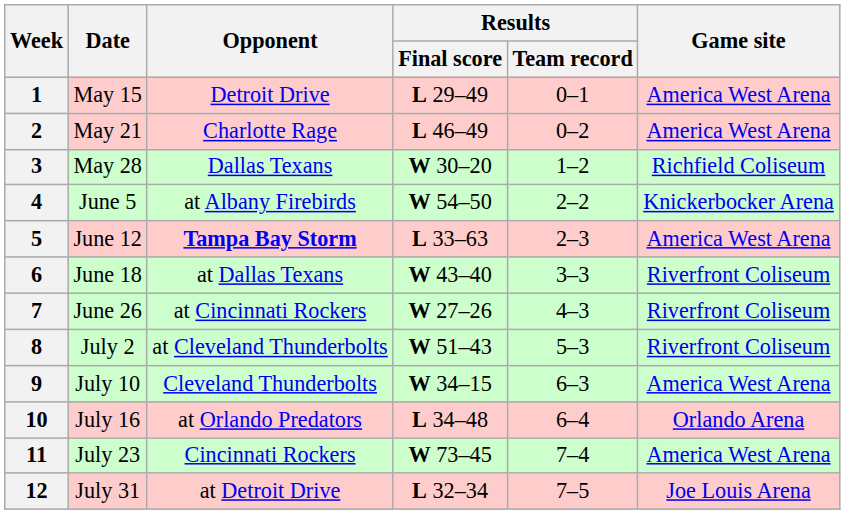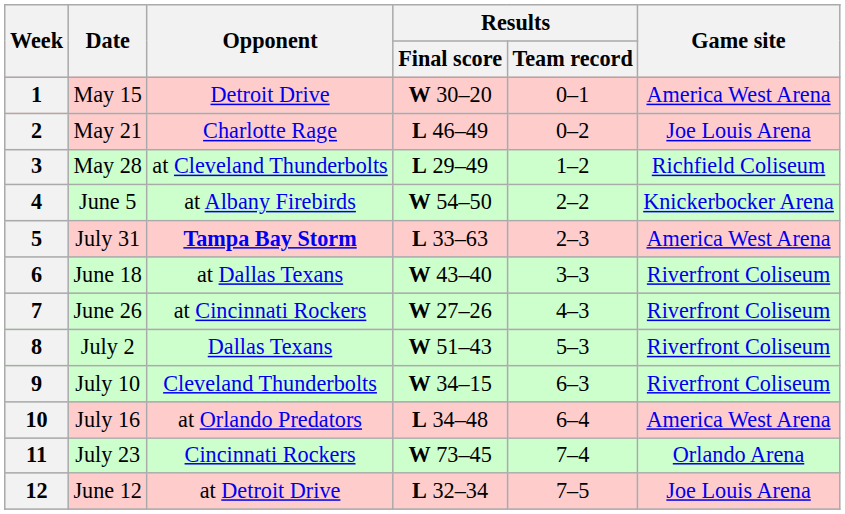(450, 94) L 29–49 -> (450, 94) W 30–20
(739, 130) America West Arena -> (739, 130) Joe Louis Arena
(270, 166) Dallas Texans -> (270, 166) at Cleveland Thunderbolts
(450, 166) W 30–20 -> (450, 166) L 29–49
(108, 238) June 12 -> (108, 238) July 31
(270, 346) at Cleveland Thunderbolts -> (270, 346) Dallas Texans
(739, 382) America West Arena -> (739, 382) Riverfront Coliseum
(739, 418) Orlando Arena -> (739, 418) America West Arena
(739, 454) America West Arena -> (739, 454) Orlando Arena
(108, 490) July 31 -> (108, 490) June 12
